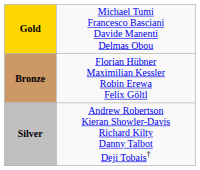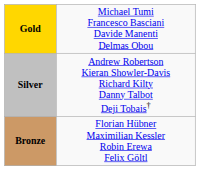rows swapped: (30, 134) <-> (30, 78)
